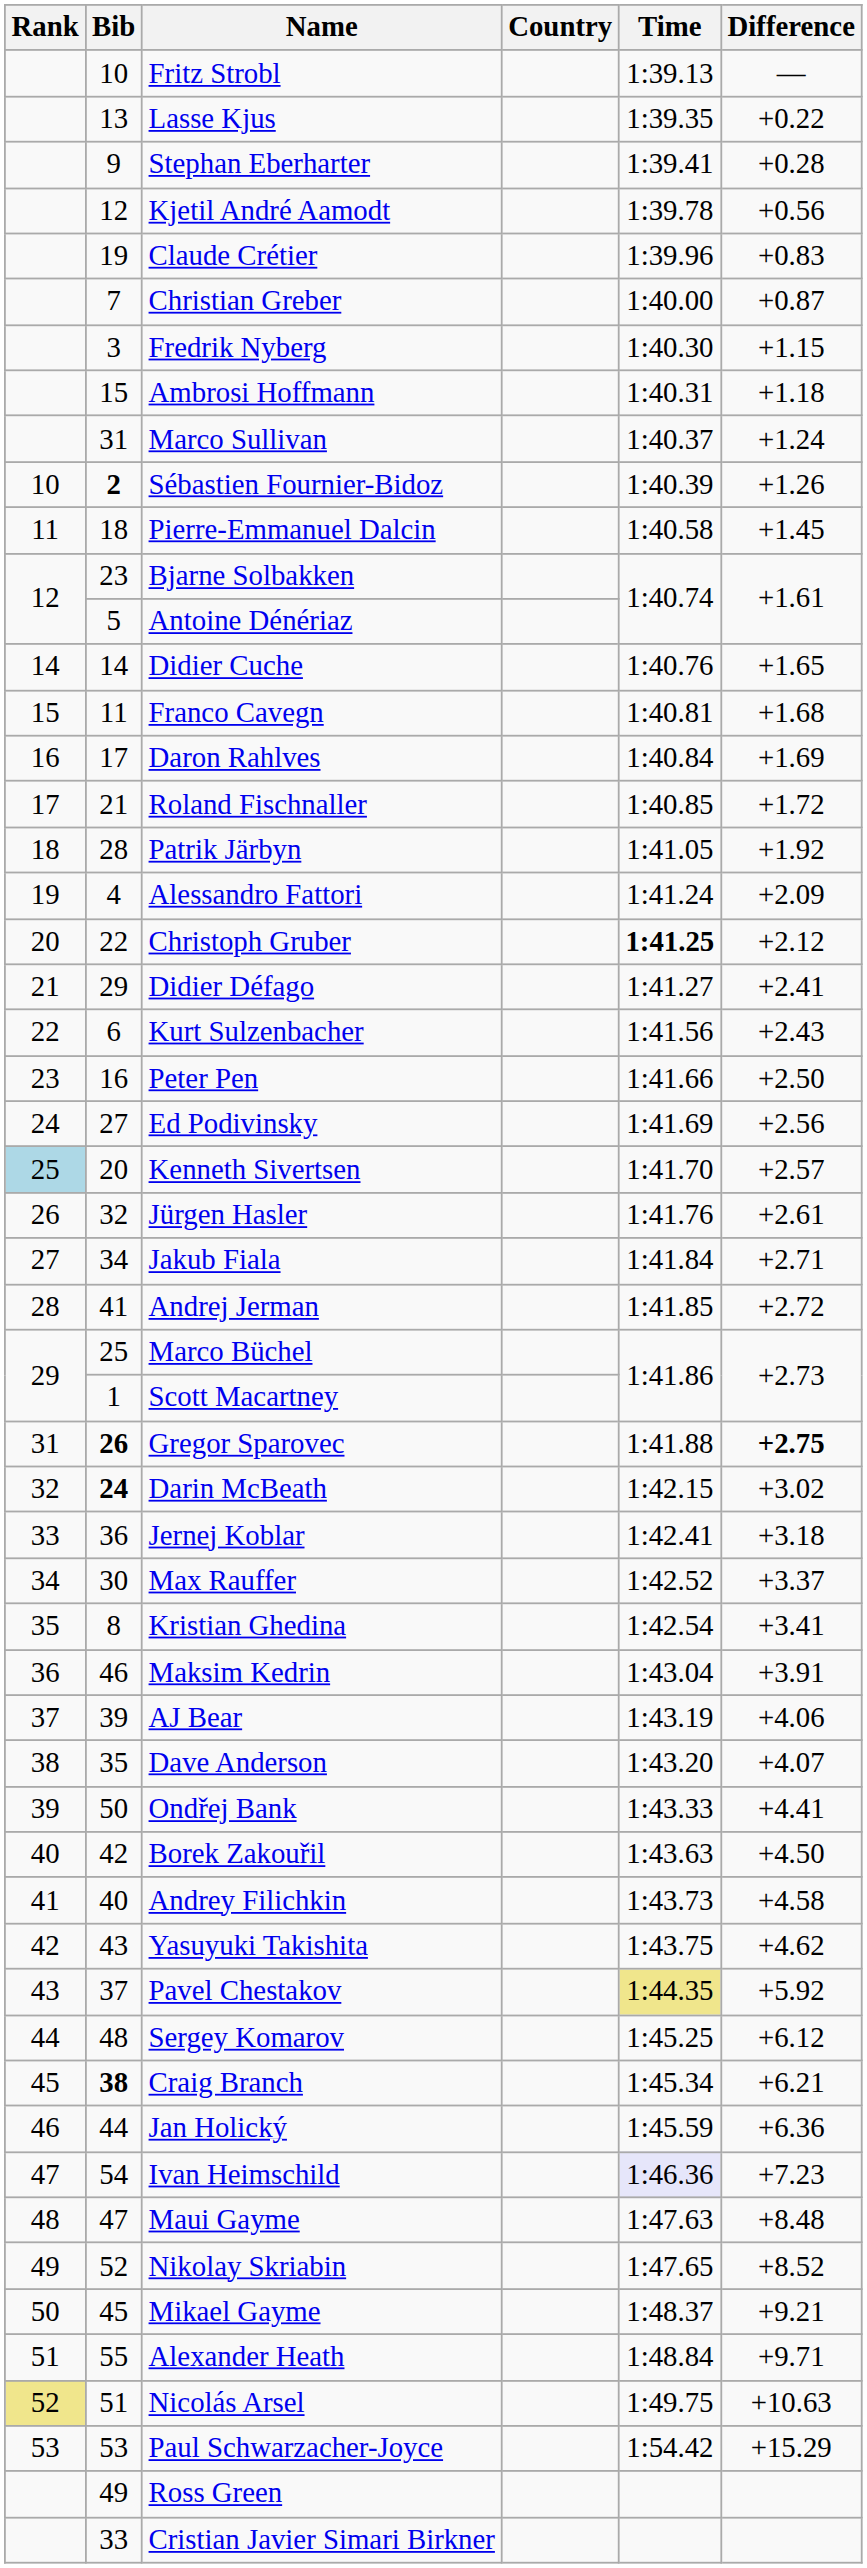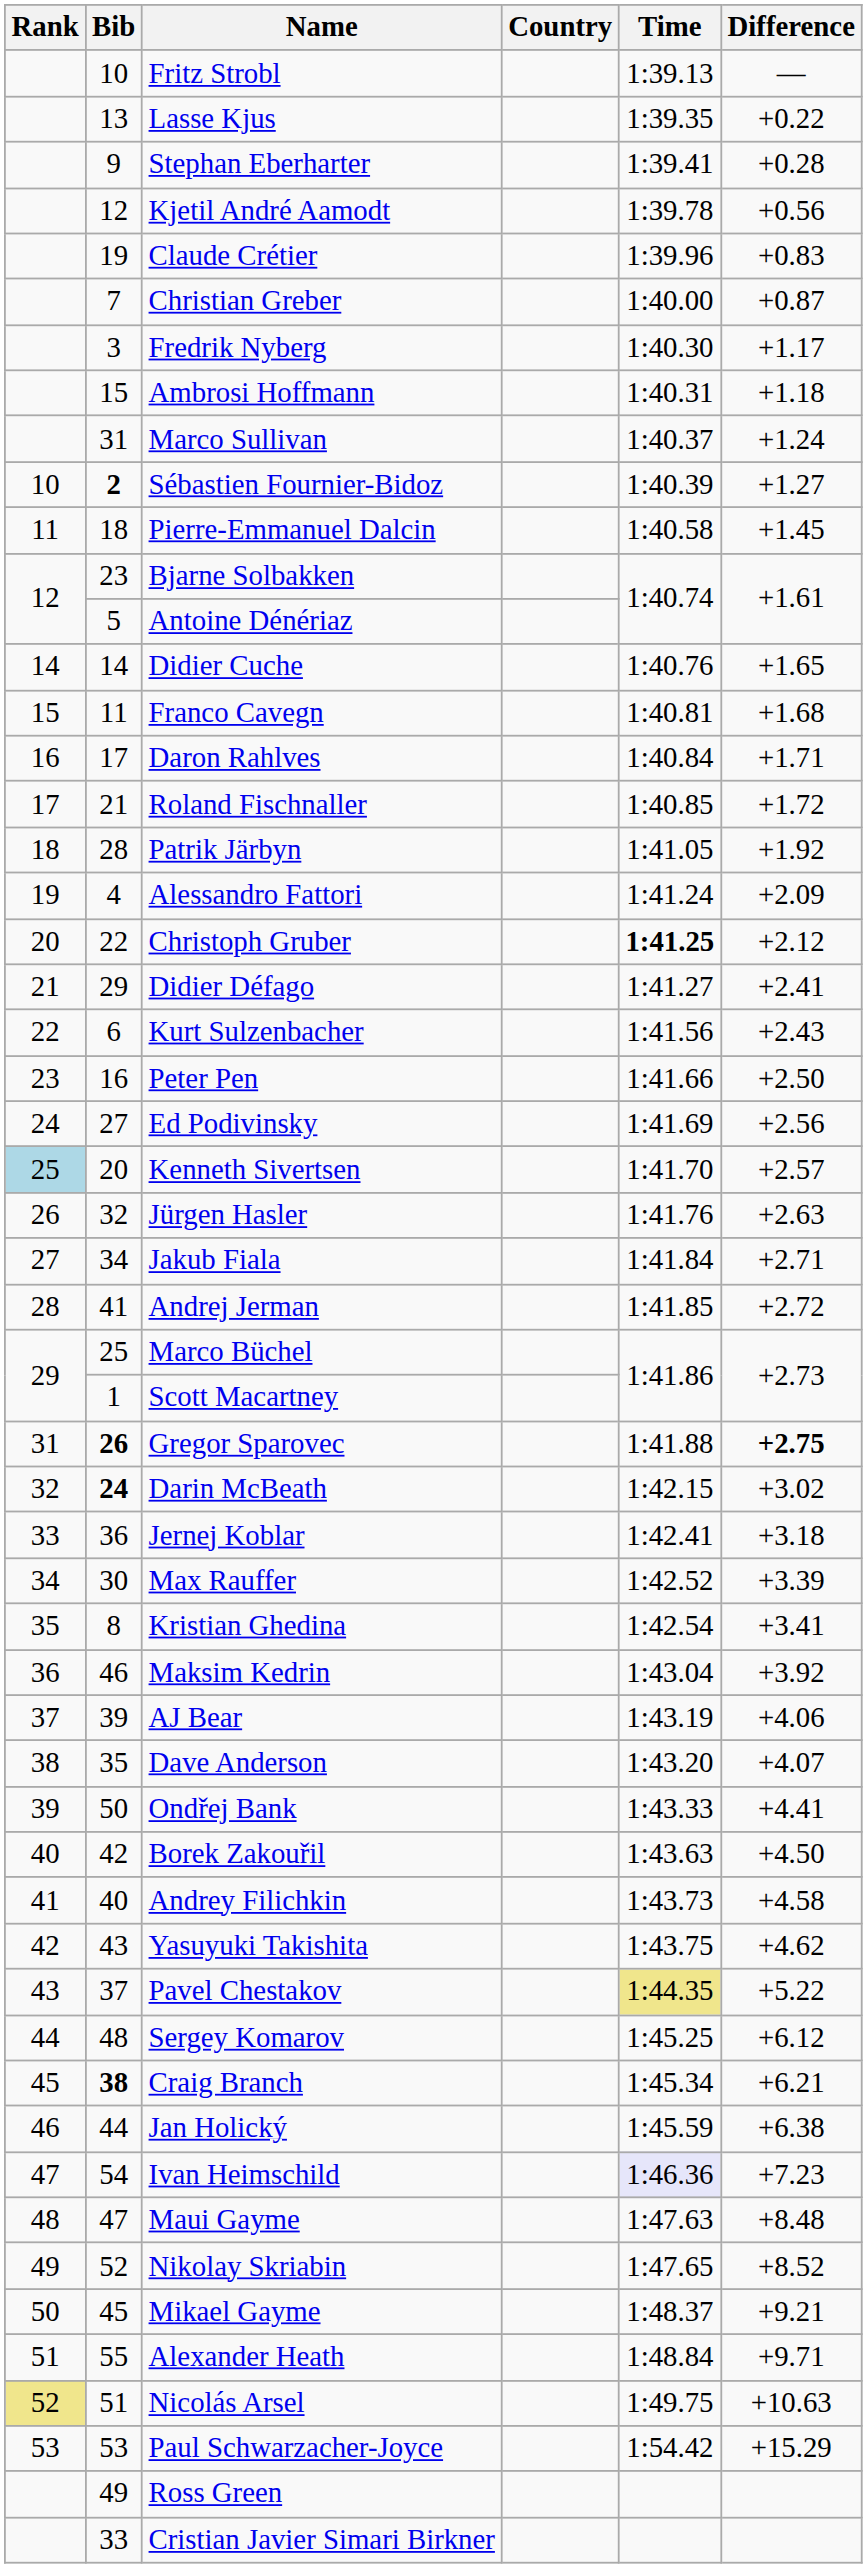(791, 347) +1.15 -> (791, 347) +1.17
(791, 484) +1.26 -> (791, 484) +1.27
(791, 758) +1.69 -> (791, 758) +1.71
(791, 1214) +2.61 -> (791, 1214) +2.63
(791, 1580) +3.37 -> (791, 1580) +3.39
(791, 1671) +3.91 -> (791, 1671) +3.92
(791, 1991) +5.92 -> (791, 1991) +5.22
(791, 2128) +6.36 -> (791, 2128) +6.38
